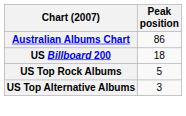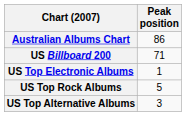(159, 55) 18 -> (159, 55) 71
+ row: (71, 71)
